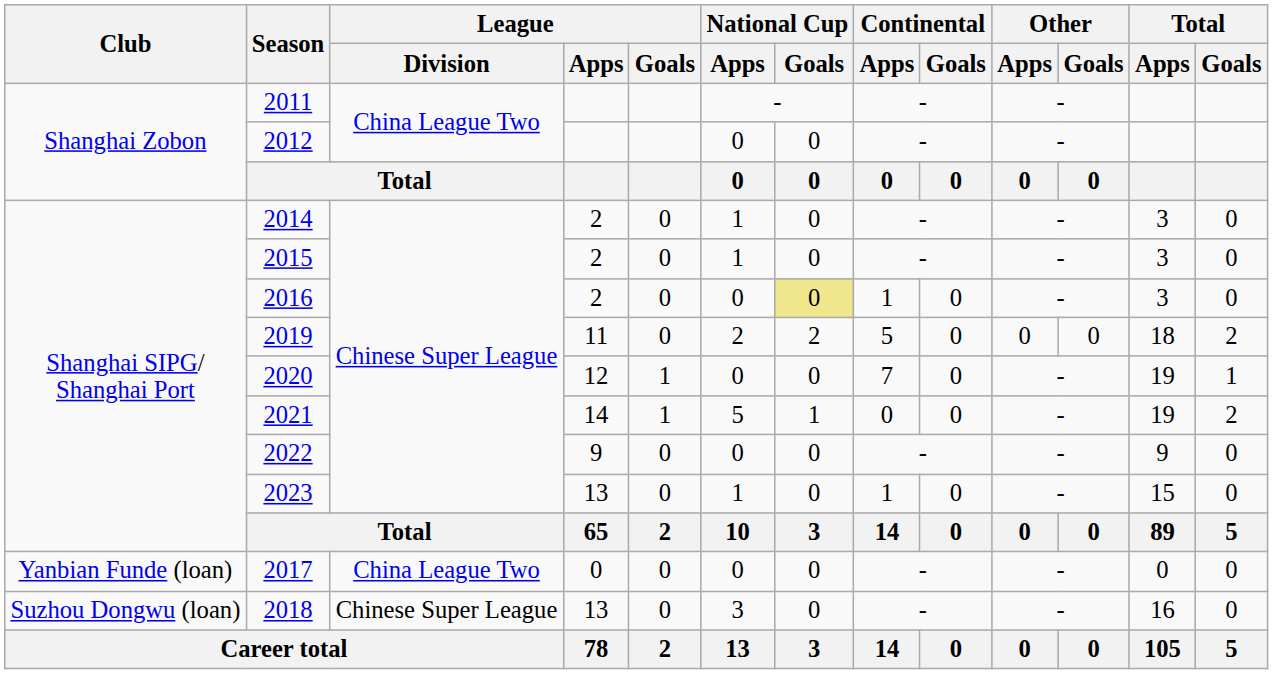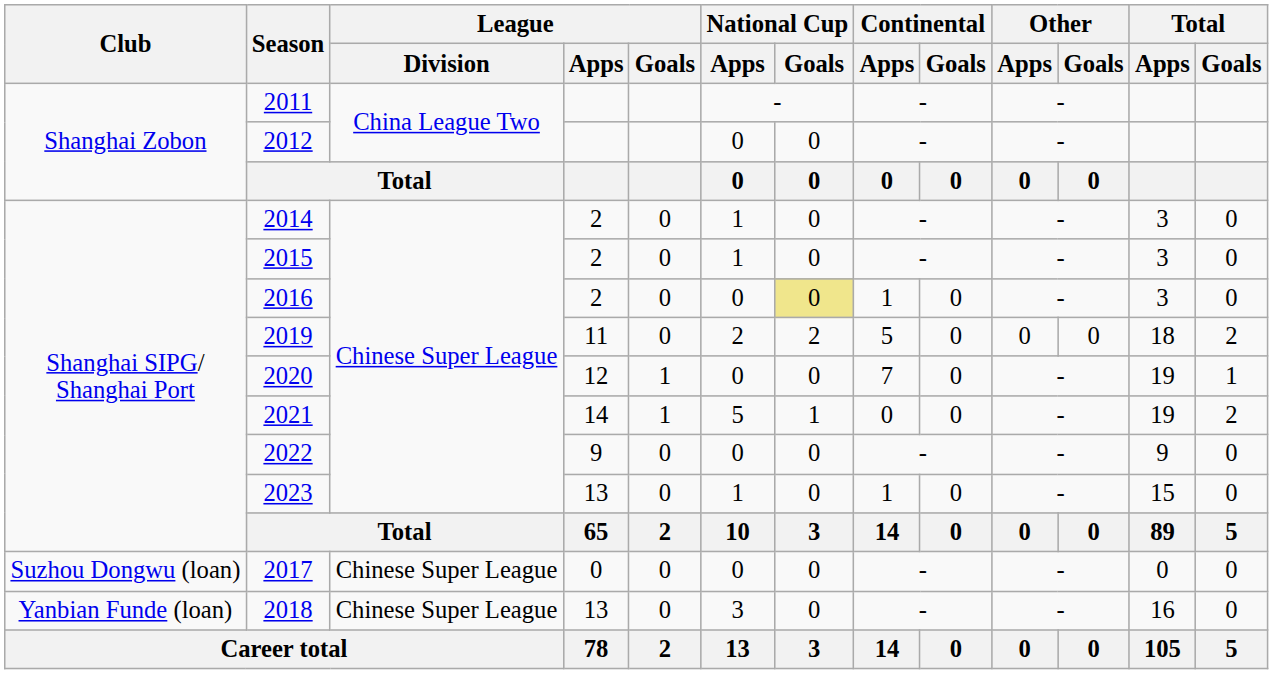(125, 571) Yanbian Funde (loan) -> (125, 571) Suzhou Dongwu (loan)
(447, 571) China League Two -> (447, 571) Chinese Super League
(125, 610) Suzhou Dongwu (loan) -> (125, 610) Yanbian Funde (loan)
